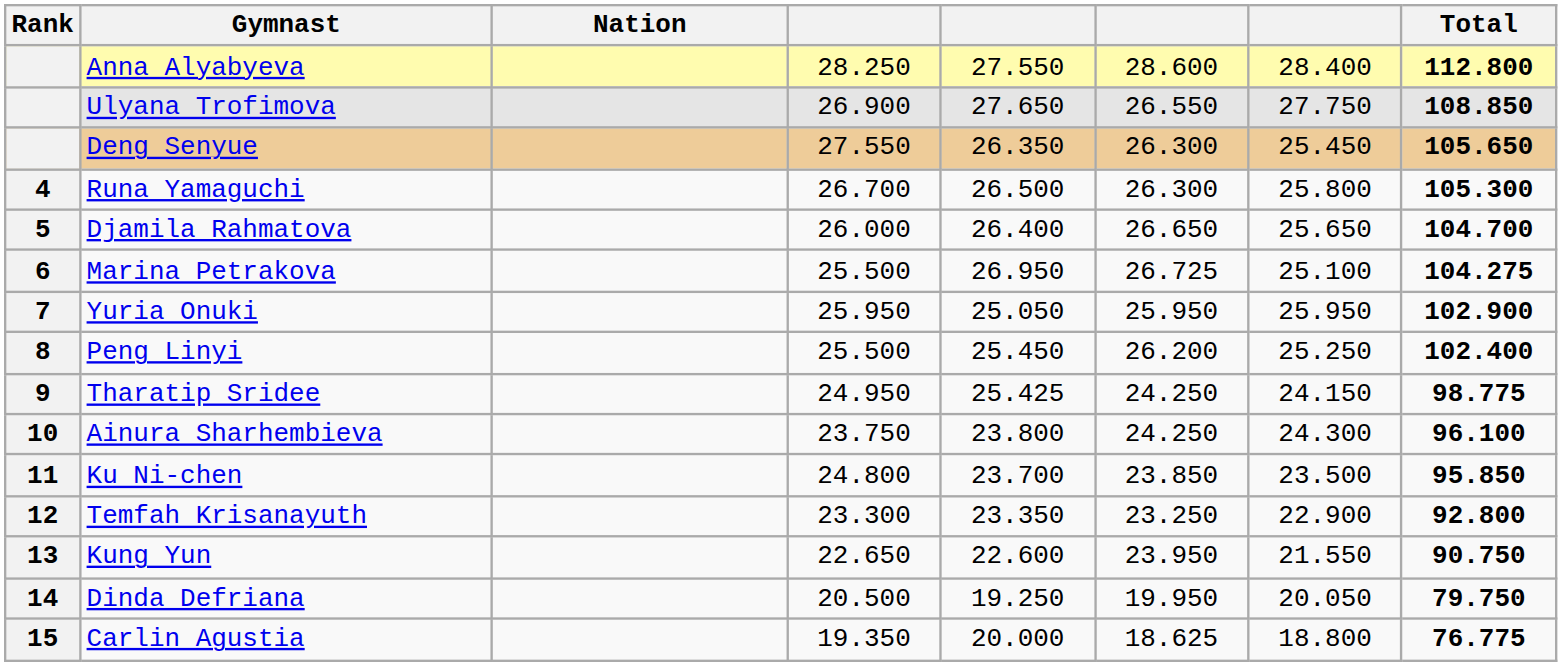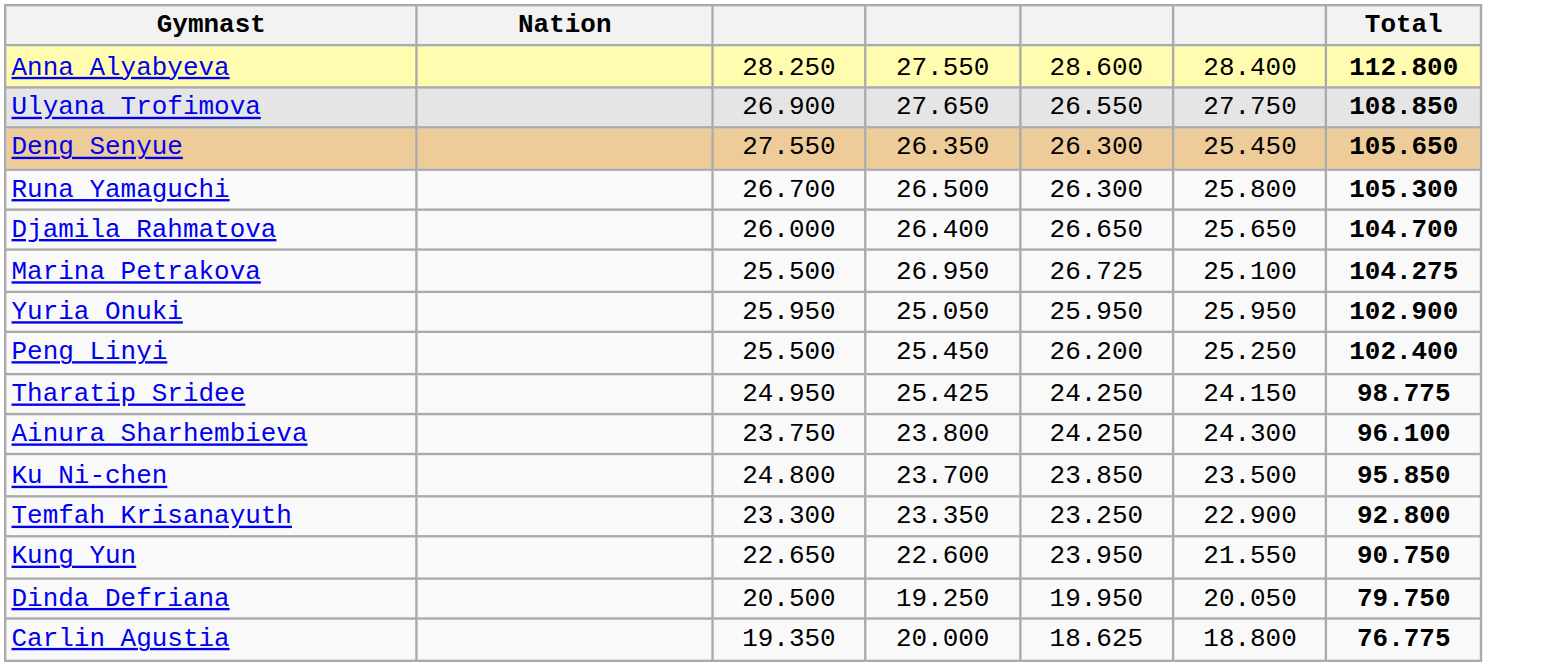- column: (43, 26)
